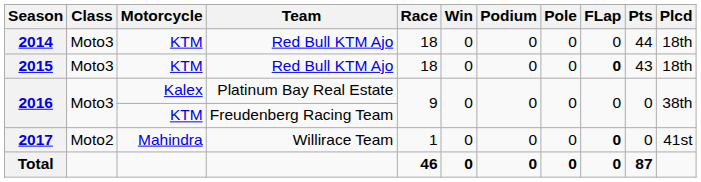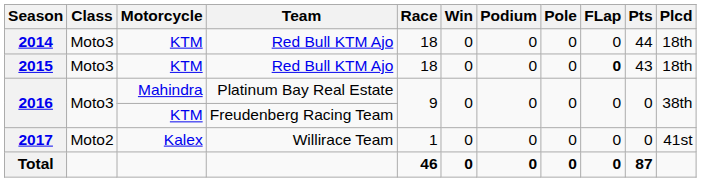(183, 90) Kalex -> (170, 90) Mahindra
(170, 139) Mahindra -> (183, 139) Kalex
(617, 139) bold -> (617, 139) normal
